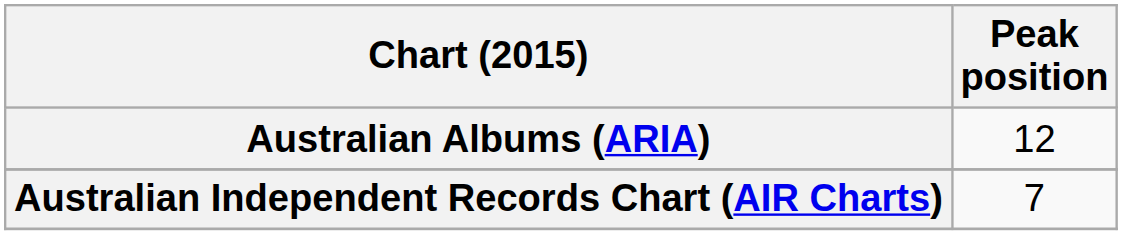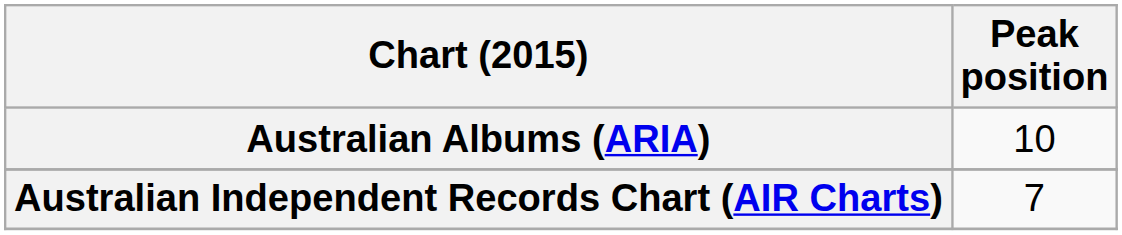(1034, 137) 12 -> (1034, 137) 10
